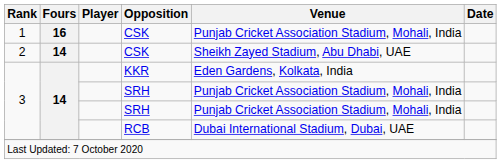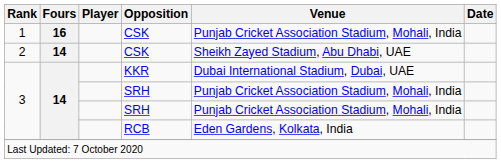(273, 71) Eden Gardens, Kolkata, India -> (304, 71) Dubai International Stadium, Dubai, UAE
(304, 129) Dubai International Stadium, Dubai, UAE -> (273, 129) Eden Gardens, Kolkata, India
